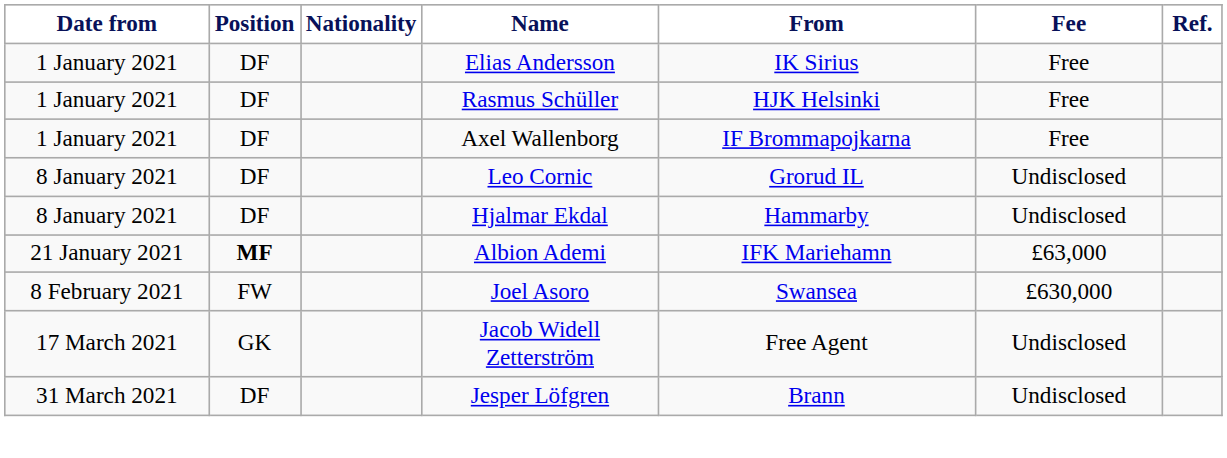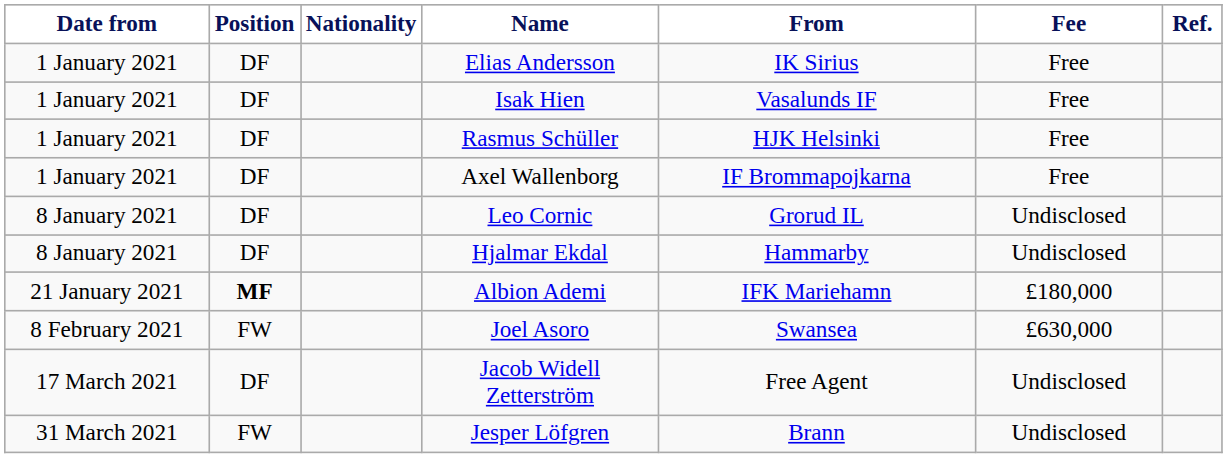+ row: (540, 100)
(1069, 253) £63,000 -> (1069, 291) £180,000
(255, 343) GK -> (255, 381) DF
(255, 395) DF -> (255, 433) FW
